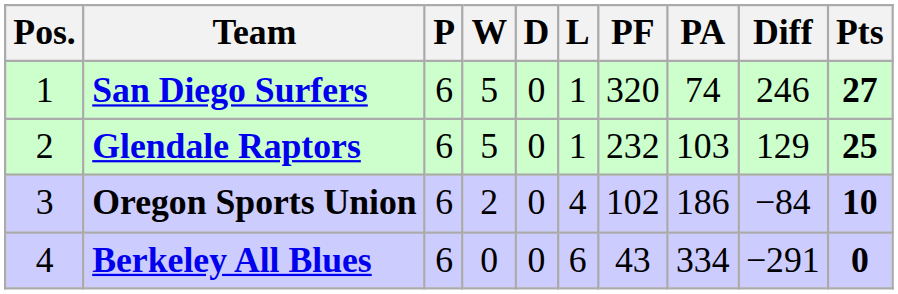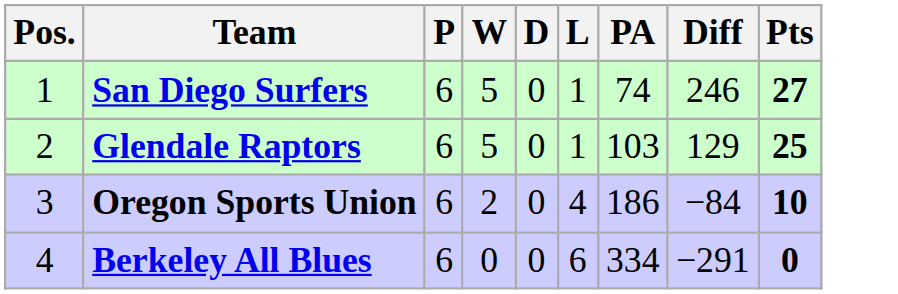- column: (633, 32)
